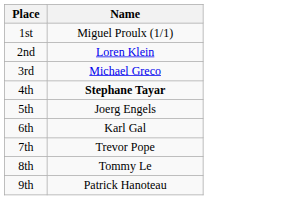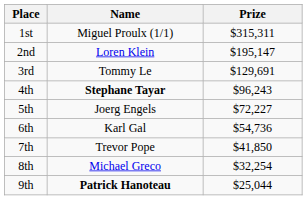+ column: (253, 14)
(125, 71) Michael Greco -> (125, 71) Tommy Le
(125, 166) Tommy Le -> (125, 166) Michael Greco
(125, 185) normal -> (125, 185) bold
